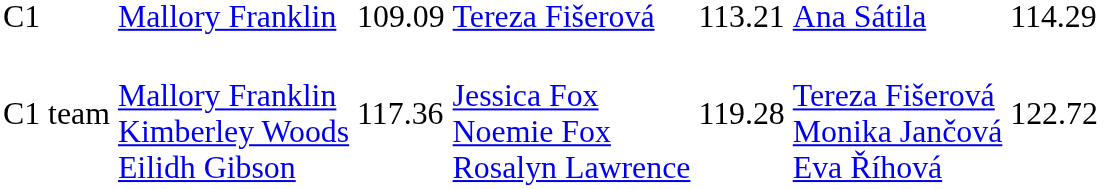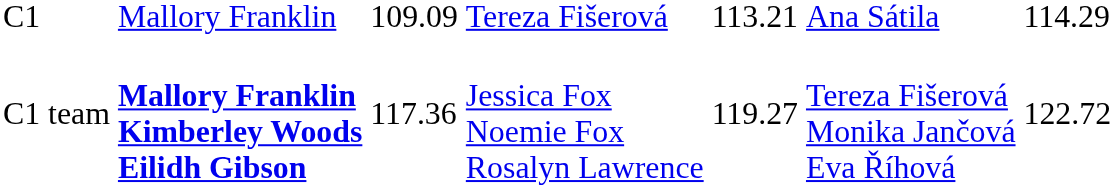(234, 131) normal -> (240, 131) bold
(742, 113) 119.28 -> (755, 113) 119.27
